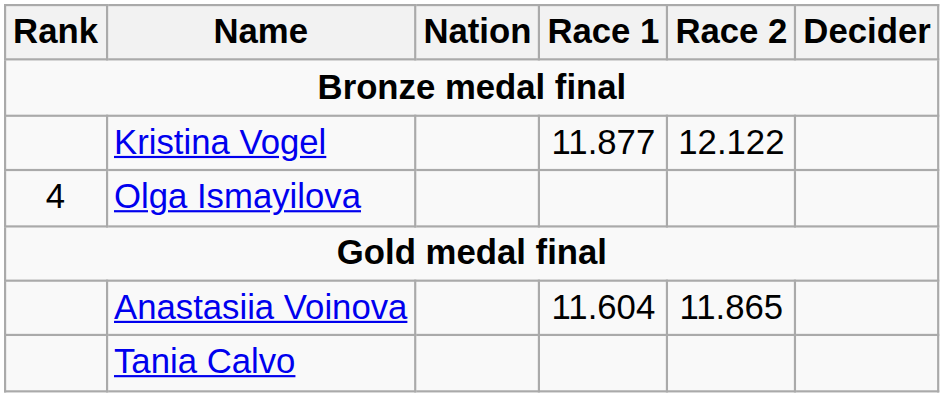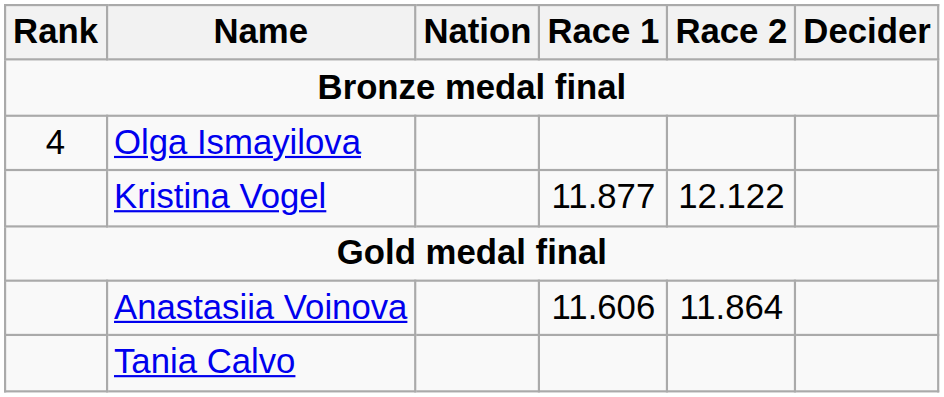rows swapped: (220, 142) <-> (237, 197)
(603, 307) 11.604 -> (603, 307) 11.606
(731, 307) 11.865 -> (731, 307) 11.864
